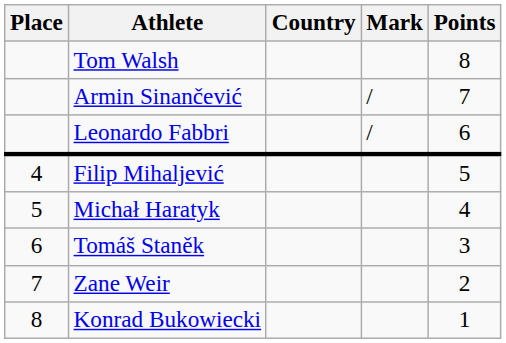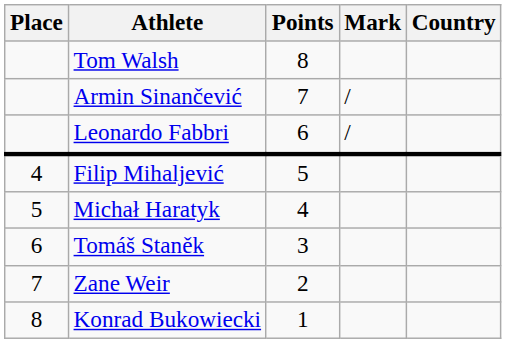columns swapped: (314, 22) <-> (465, 22)
